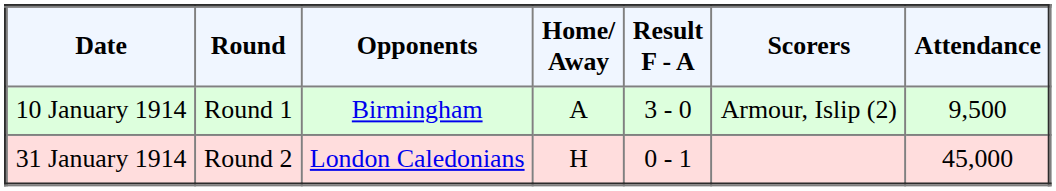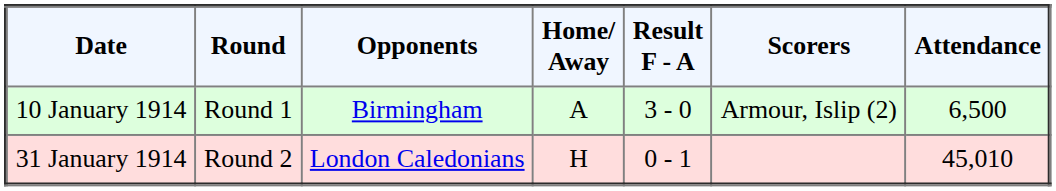(978, 110) 9,500 -> (978, 110) 6,500
(978, 158) 45,000 -> (978, 158) 45,010
